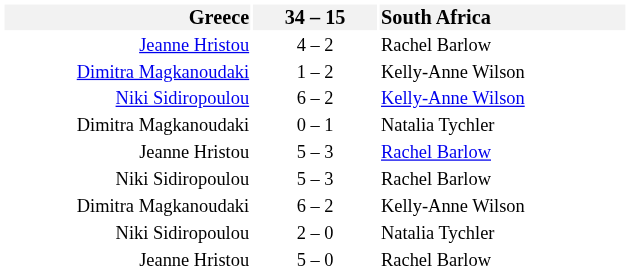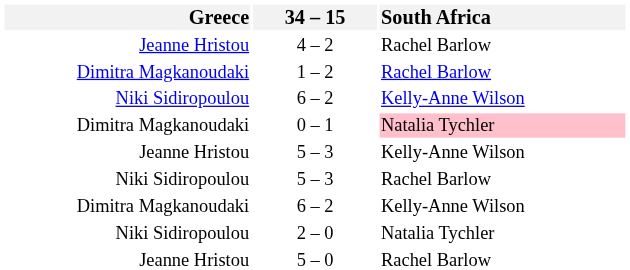(453, 71) Kelly-Anne Wilson -> (436, 71) Rachel Barlow
(438, 125) no background -> (438, 125) pink background
(436, 152) Rachel Barlow -> (453, 152) Kelly-Anne Wilson
